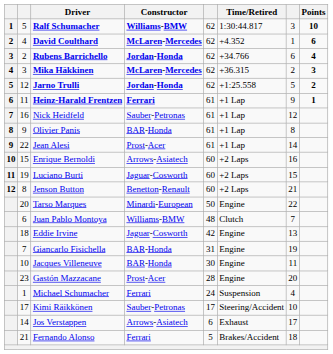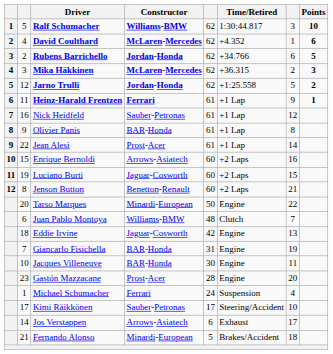(314, 55) 4 -> (314, 55) 5
(139, 337) Ferrari -> (160, 337) Minardi-European
